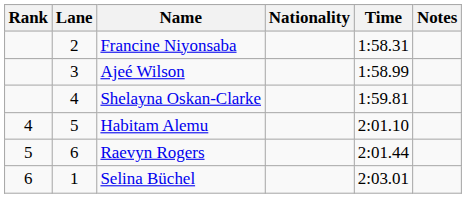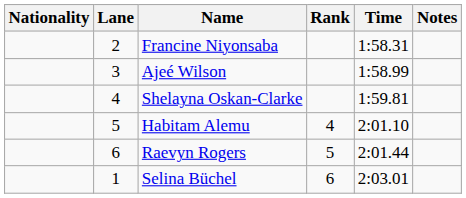columns swapped: (28, 17) <-> (309, 17)
